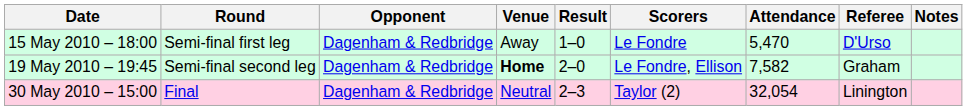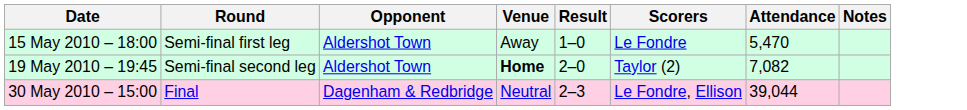- column: (875, 17)
(408, 42) Dagenham & Redbridge -> (377, 42) Aldershot Town
(408, 67) Dagenham & Redbridge -> (377, 67) Aldershot Town
(678, 67) Le Fondre, Ellison -> (647, 67) Taylor (2)
(769, 67) 7,582 -> (769, 67) 7,082
(647, 92) Taylor (2) -> (678, 92) Le Fondre, Ellison
(774, 92) 32,054 -> (774, 92) 39,044
